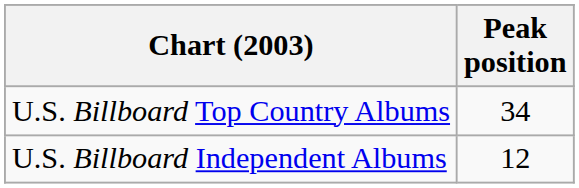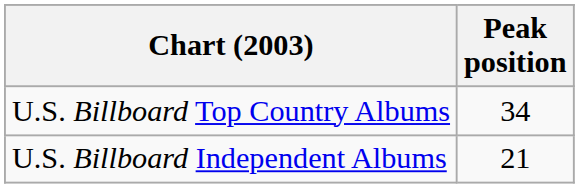(515, 158) 12 -> (515, 158) 21
